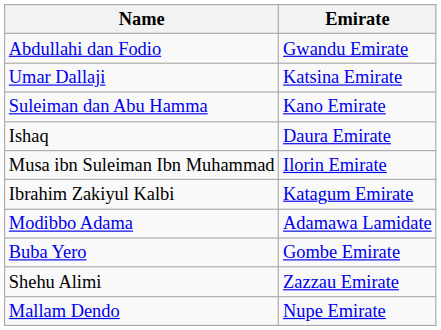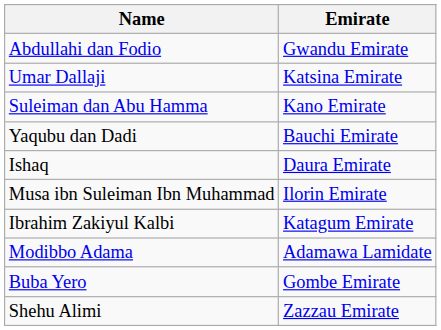+ row: (73, 135)
- row: (64, 310)
